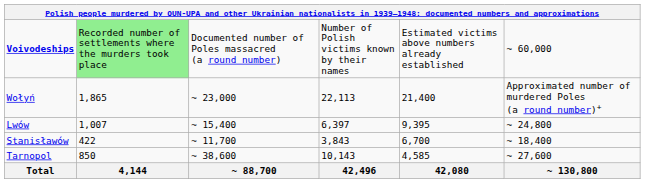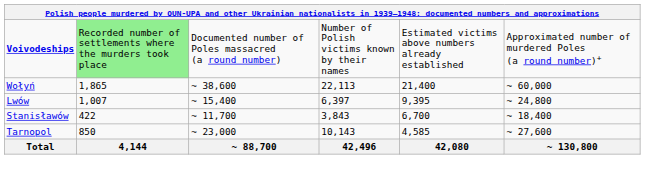(529, 49) ~ 60,000 -> (569, 49) Approximated number of murdered Poles (a round number)+
(214, 98) ~ 23,000 -> (214, 86) ~ 38,600
(569, 98) Approximated number of murdered Poles (a round number)+ -> (529, 86) ~ 60,000
(214, 155) ~ 38,600 -> (214, 131) ~ 23,000
